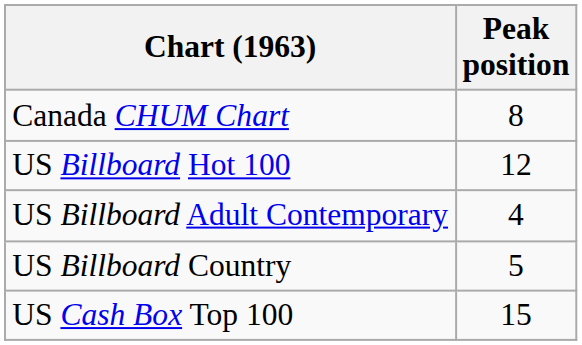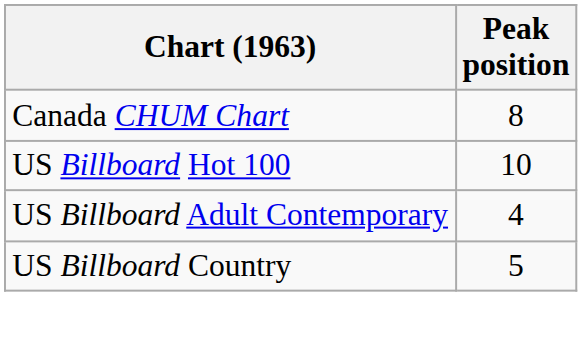(516, 164) 12 -> (516, 164) 10
- row: (153, 314)
